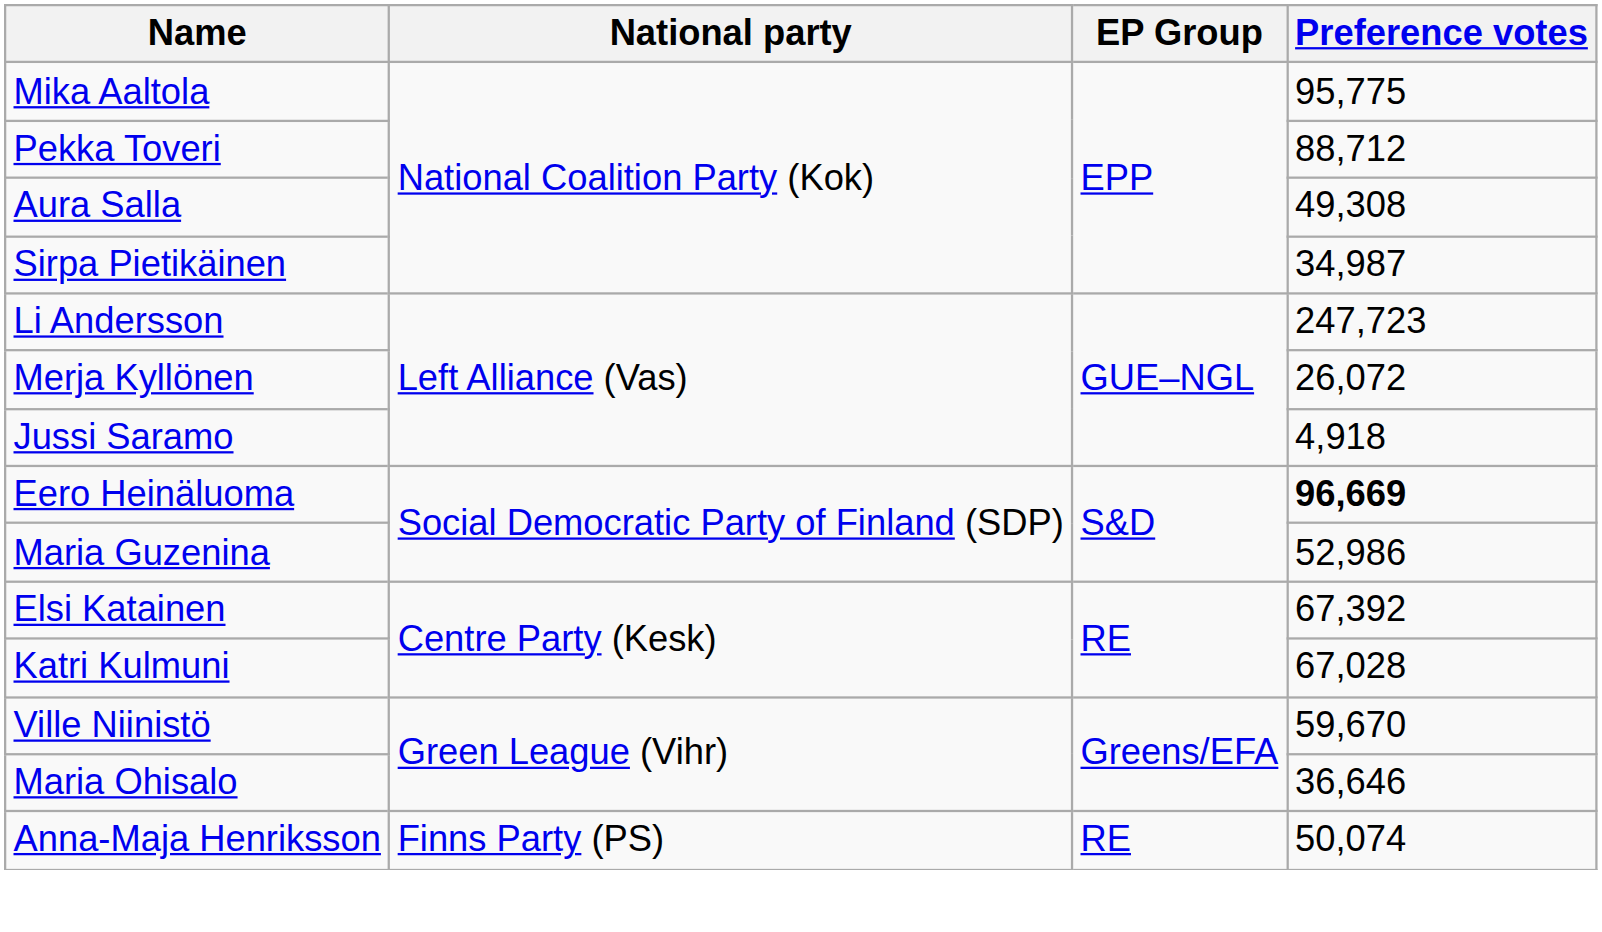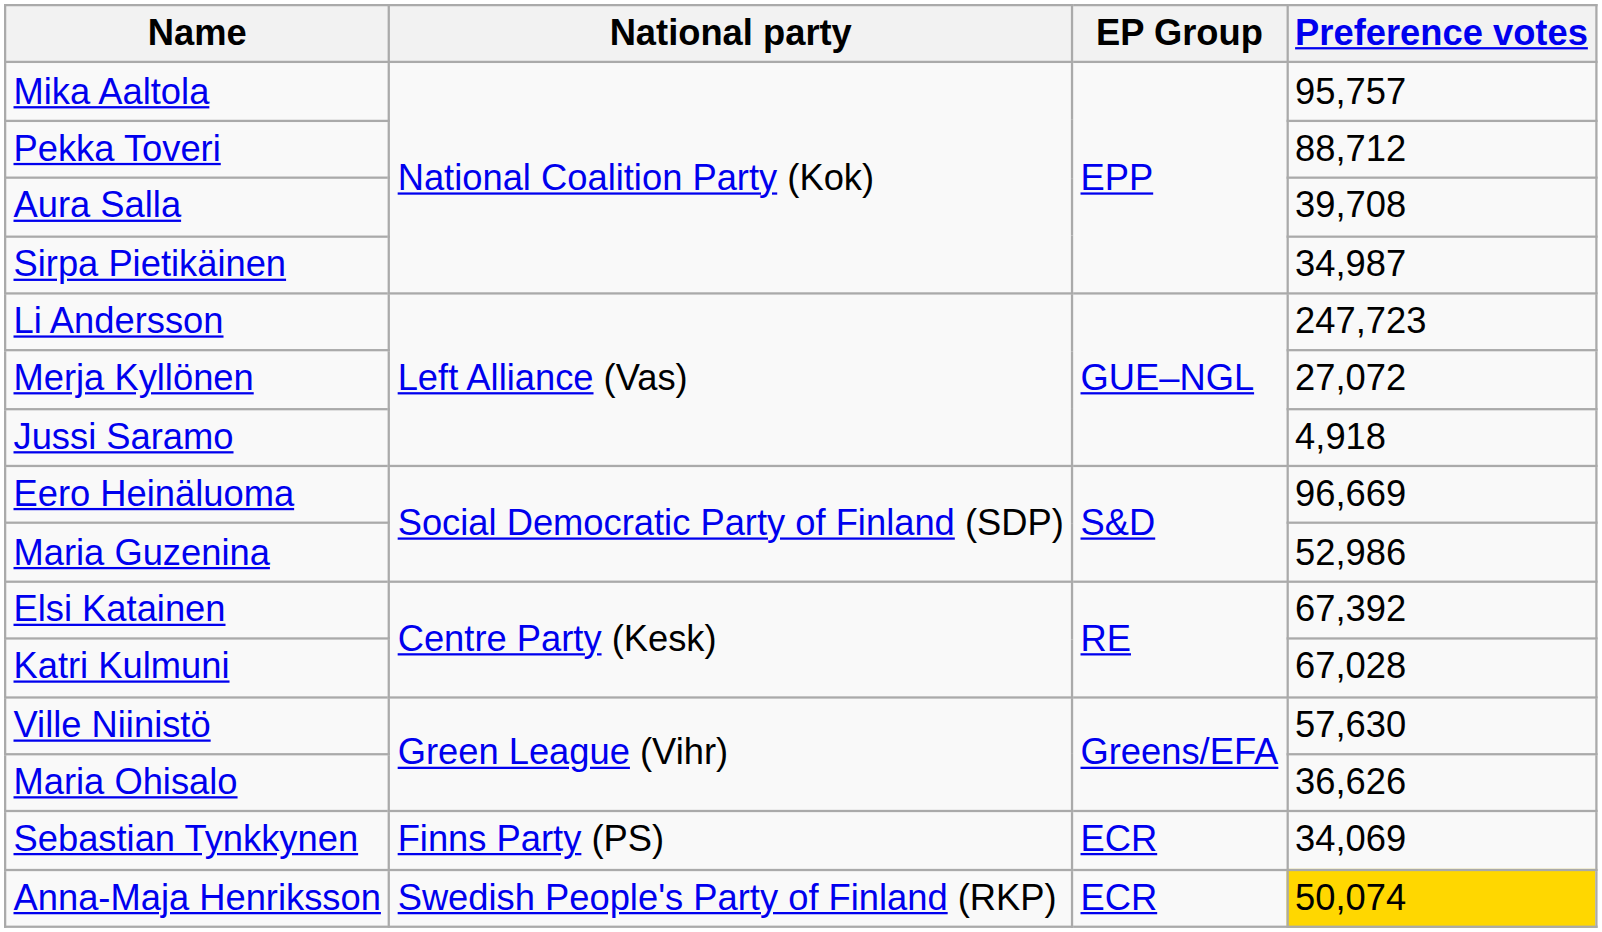(1351, 90) 95,775 -> (1351, 90) 95,757
(1351, 206) 49,308 -> (1351, 206) 39,708
(1351, 378) 26,072 -> (1351, 378) 27,072
(1351, 494) bold -> (1351, 494) normal
(1351, 724) 59,670 -> (1351, 724) 57,630
(1351, 782) 36,646 -> (1351, 782) 36,626
+ row: (186, 839)
(531, 839) Finns Party (PS) -> (727, 897) Swedish People's Party of Finland (RKP)
(1106, 839) RE -> (1119, 897) ECR
(1351, 839) no background -> (1351, 897) gold background
